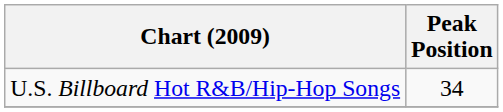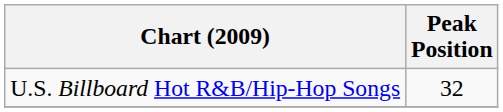(452, 87) 34 -> (452, 87) 32
